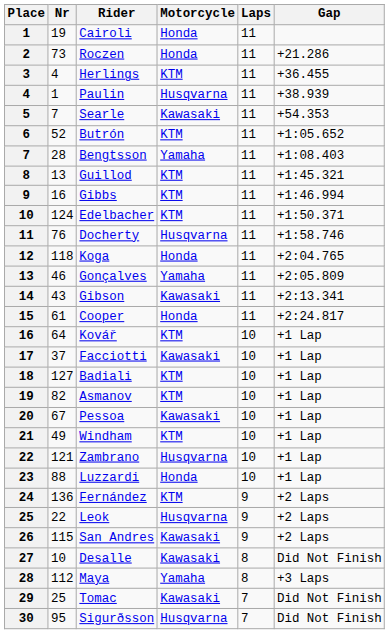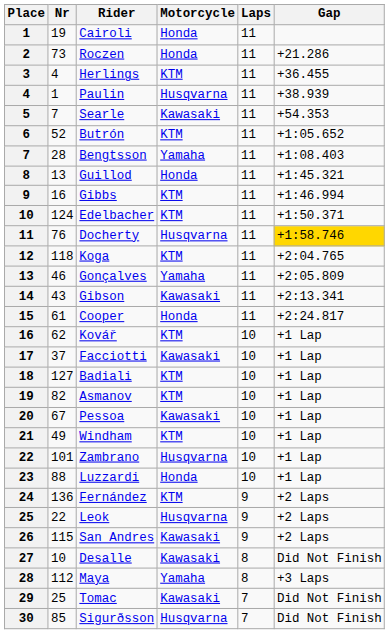(171, 176) KTM -> (179, 176) Honda
(311, 236) no background -> (311, 236) gold background
(179, 257) Honda -> (171, 257) KTM
(58, 337) 64 -> (58, 337) 62
(62, 458) 121 -> (62, 458) 101
(58, 619) 95 -> (58, 619) 85
